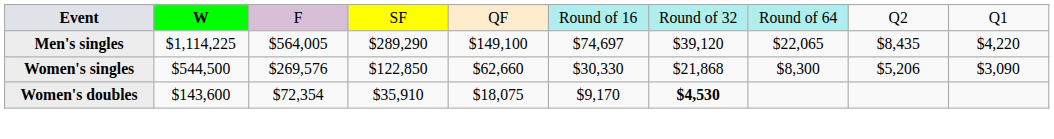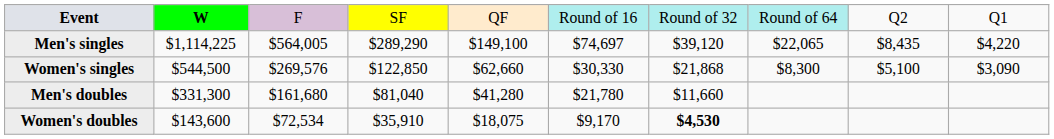(898, 69) $5,206 -> (898, 69) $5,100
+ row: (79, 95)
(298, 95) $72,354 -> (298, 121) $72,534
